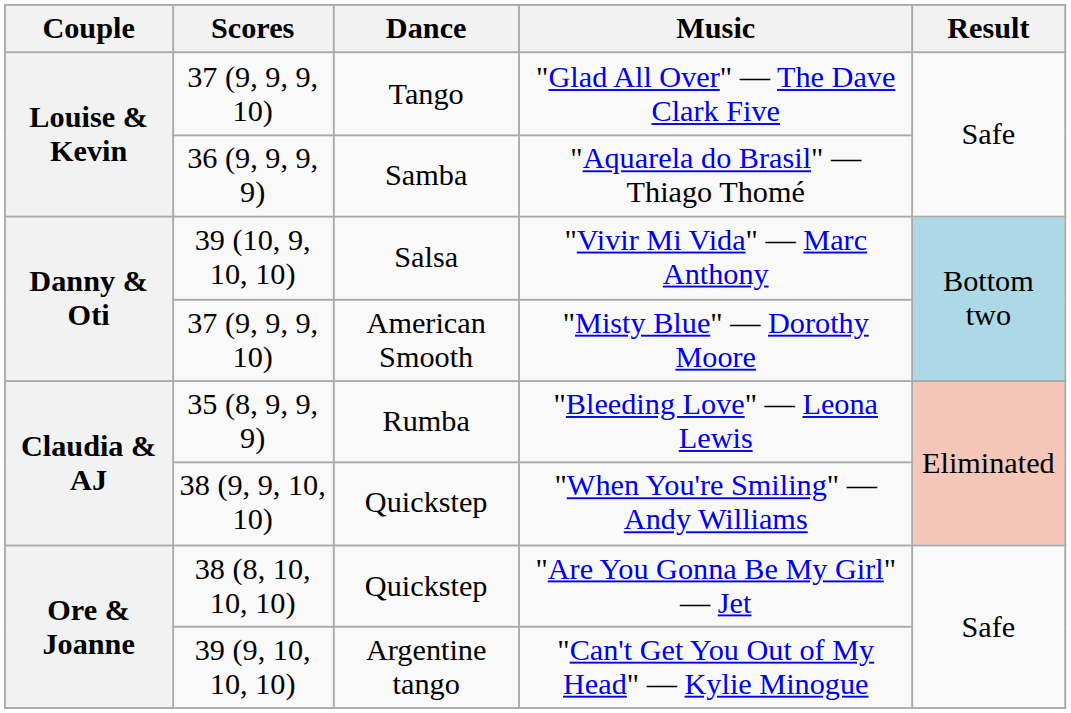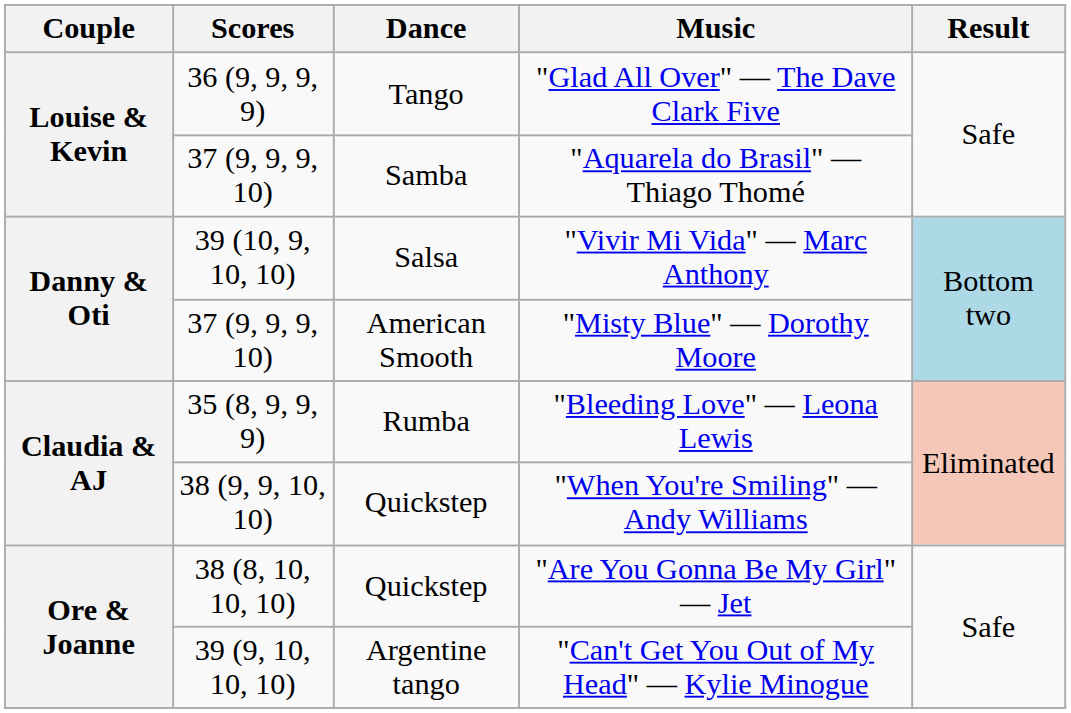(253, 93) 37 (9, 9, 9, 10) -> (253, 93) 36 (9, 9, 9, 9)
(253, 175) 36 (9, 9, 9, 9) -> (253, 175) 37 (9, 9, 9, 10)
